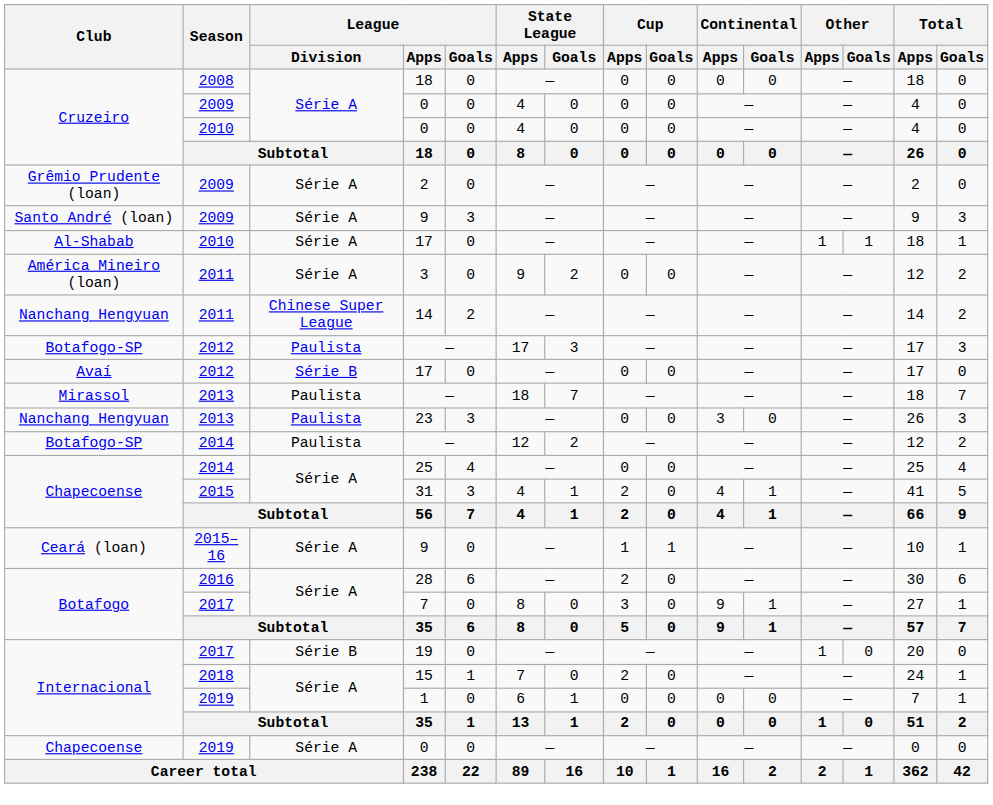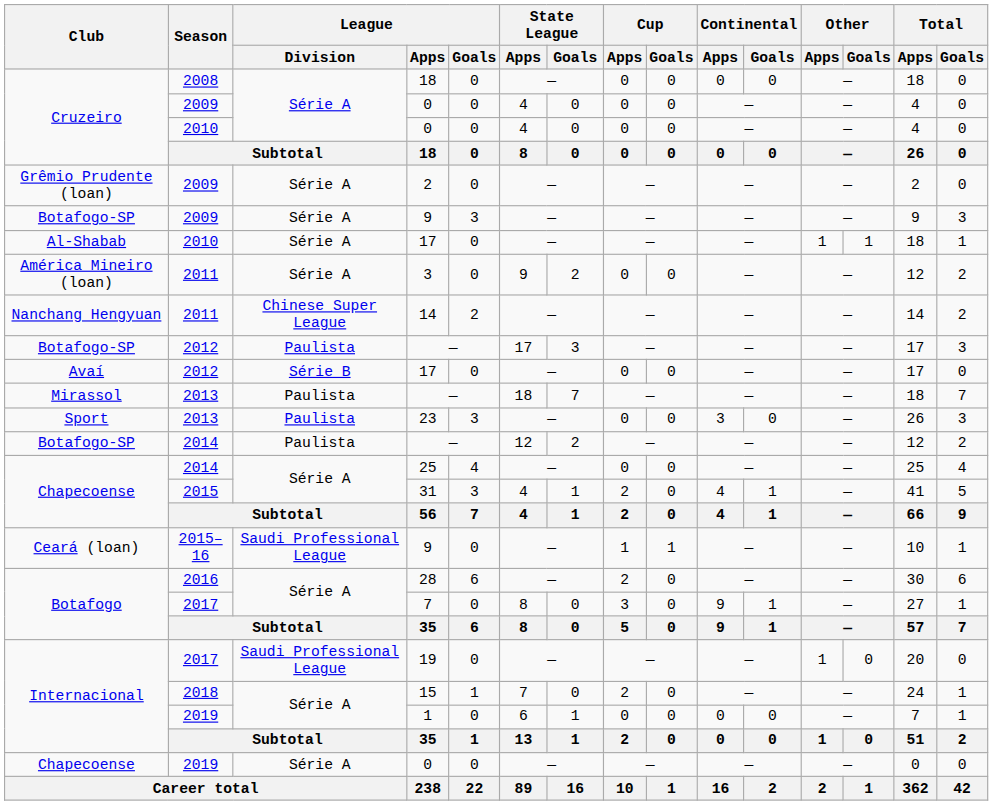(94, 218) Santo André (loan) -> (86, 218) Botafogo-SP
(94, 420) Nanchang Hengyuan -> (86, 420) Sport
(326, 548) Série A -> (320, 548) Saudi Professional League
(326, 652) Série B -> (320, 660) Saudi Professional League
